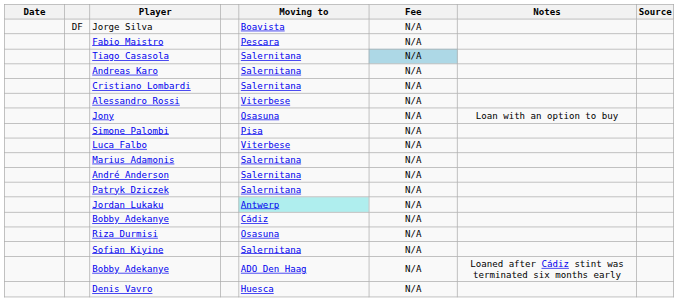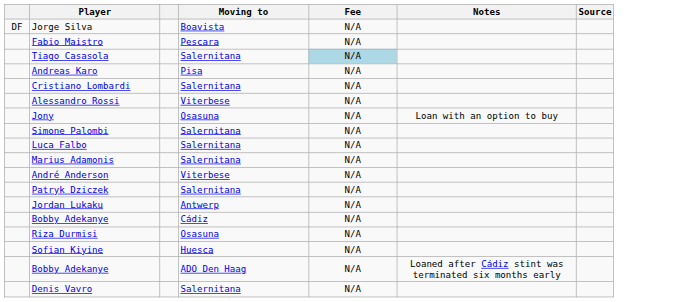- column: (35, 12)
(271, 71) Salernitana -> (191, 71) Pisa
(252, 130) Pisa -> (211, 130) Salernitana
(265, 145) Viterbese -> (211, 145) Salernitana
(271, 175) Salernitana -> (205, 175) Viterbese
(260, 205) paleturquoise background -> (200, 205) no background
(271, 249) Salernitana -> (197, 249) Huesca
(257, 289) Huesca -> (211, 289) Salernitana
